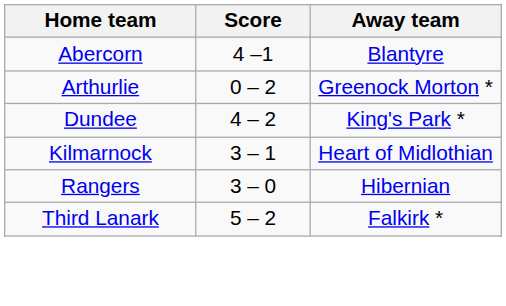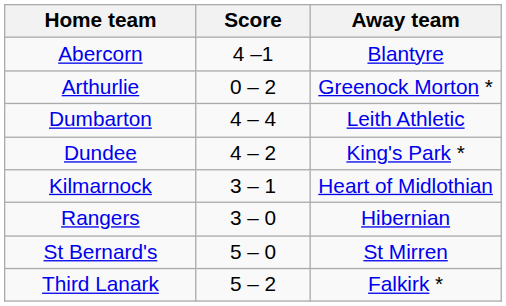+ row: (100, 119)
+ row: (100, 251)
